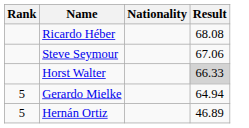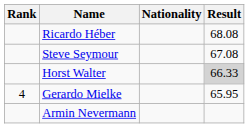(210, 53) 67.06 -> (224, 53) 67.08
(22, 93) 5 -> (22, 93) 4
(210, 93) 64.94 -> (224, 93) 65.95
- row: (75, 113)
+ row: (89, 113)
